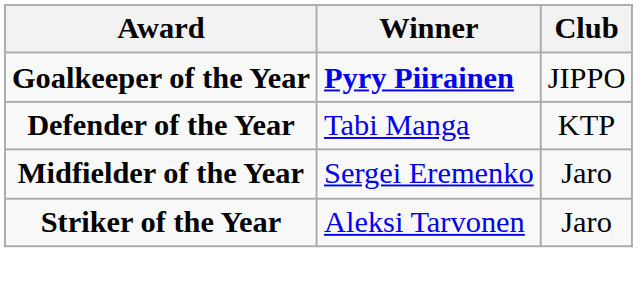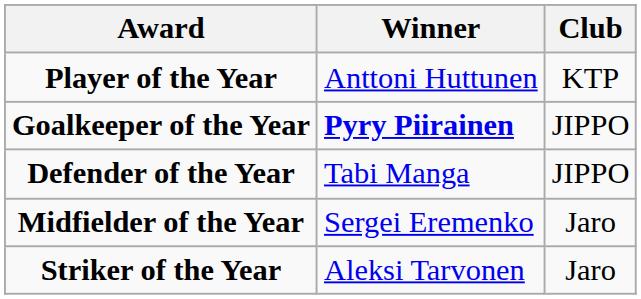+ row: (161, 76)
(587, 125) KTP -> (591, 173) JIPPO
